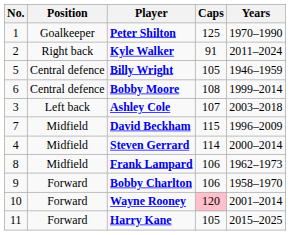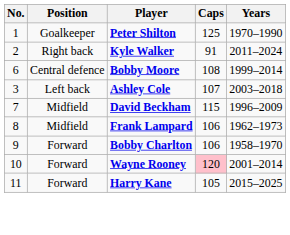- row: (142, 70)
- row: (150, 145)
